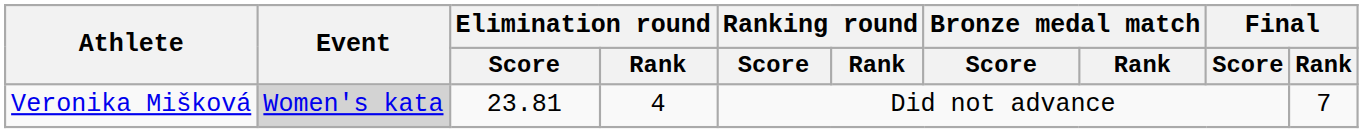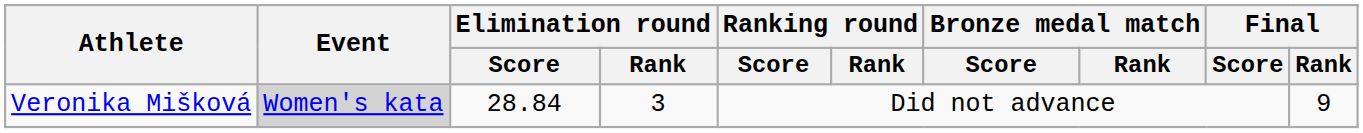(524, 105) 23.81 -> (524, 105) 28.84
(658, 105) 4 -> (658, 105) 3
(1324, 105) 7 -> (1324, 105) 9
